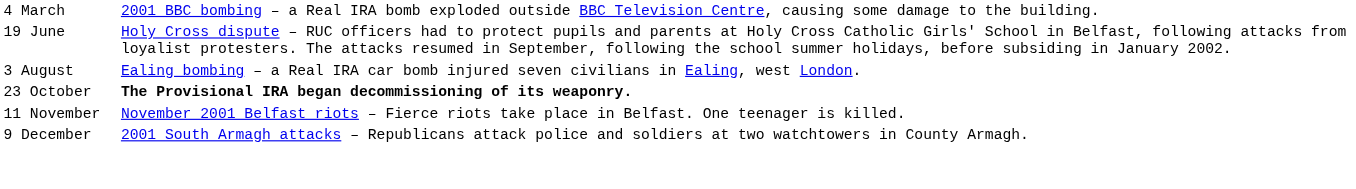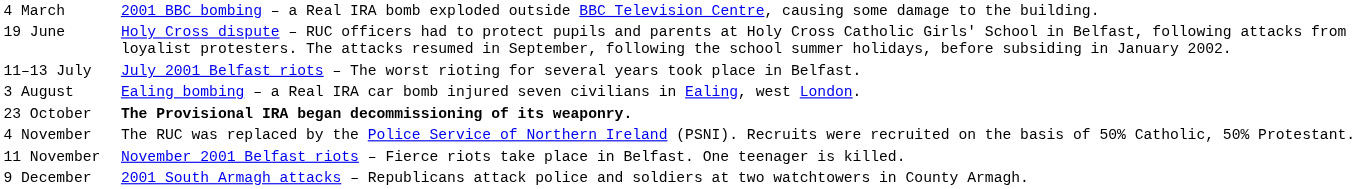+ row: (47, 71)
+ row: (47, 135)
